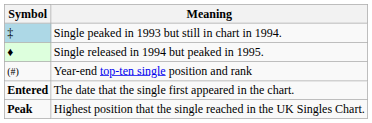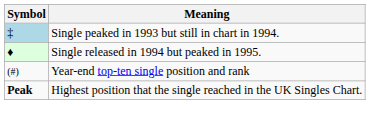- row: (174, 90)
